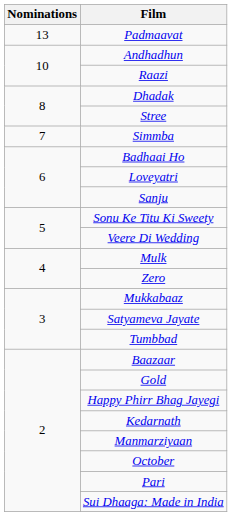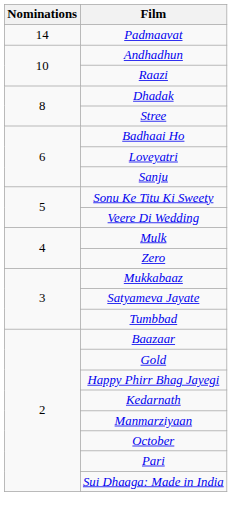(42, 34) 13 -> (42, 34) 14
- row: (153, 136)
